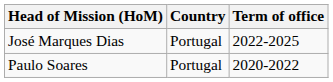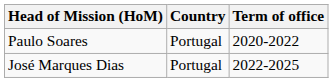rows swapped: (48, 65) <-> (66, 41)
